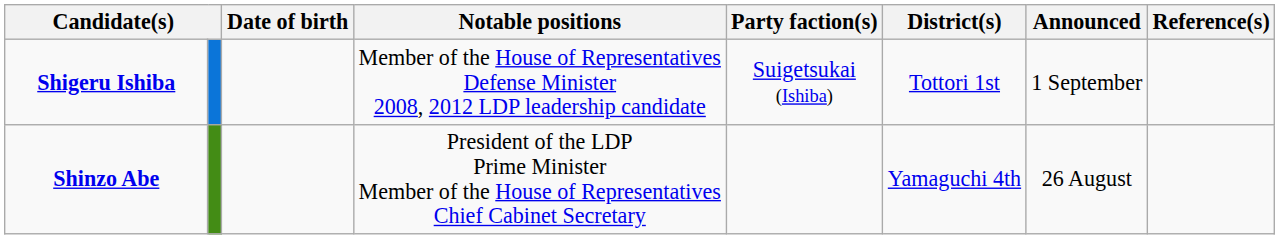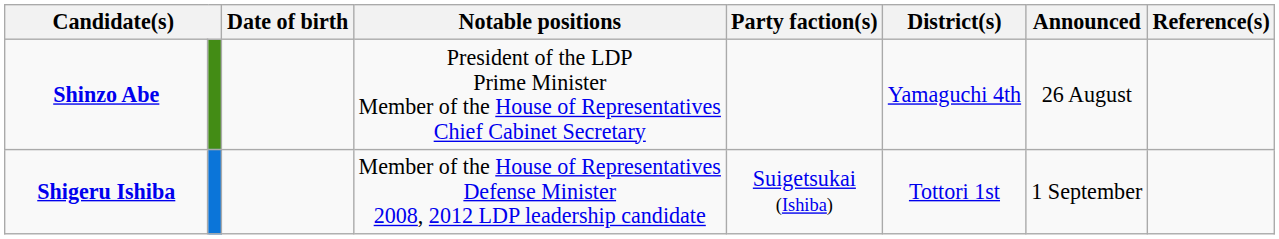rows swapped: (106, 178) <-> (106, 81)
